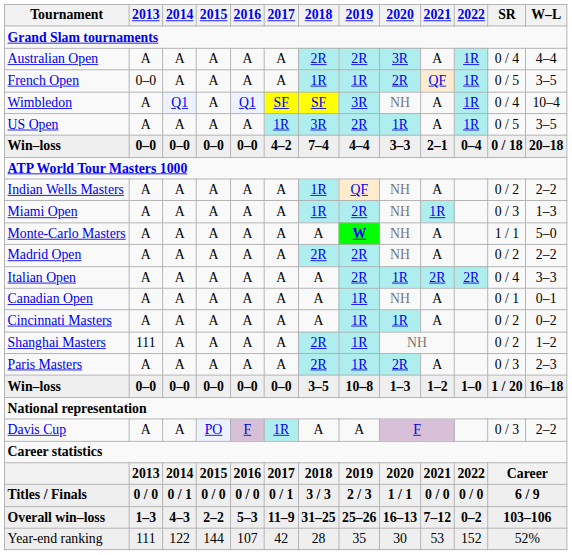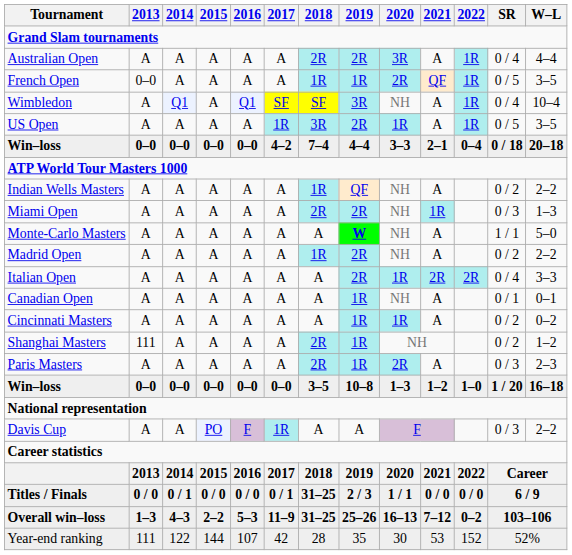(319, 211) 1R -> (319, 211) 2R
(319, 255) 2R -> (319, 255) 1R
(319, 495) 3 / 3 -> (319, 495) 31–25
